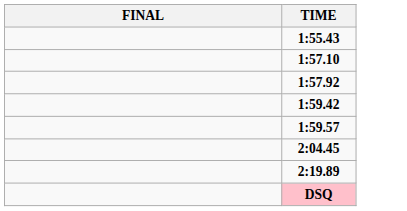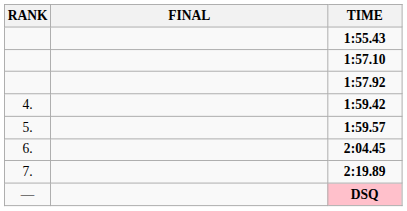+ column: (28, 16)
